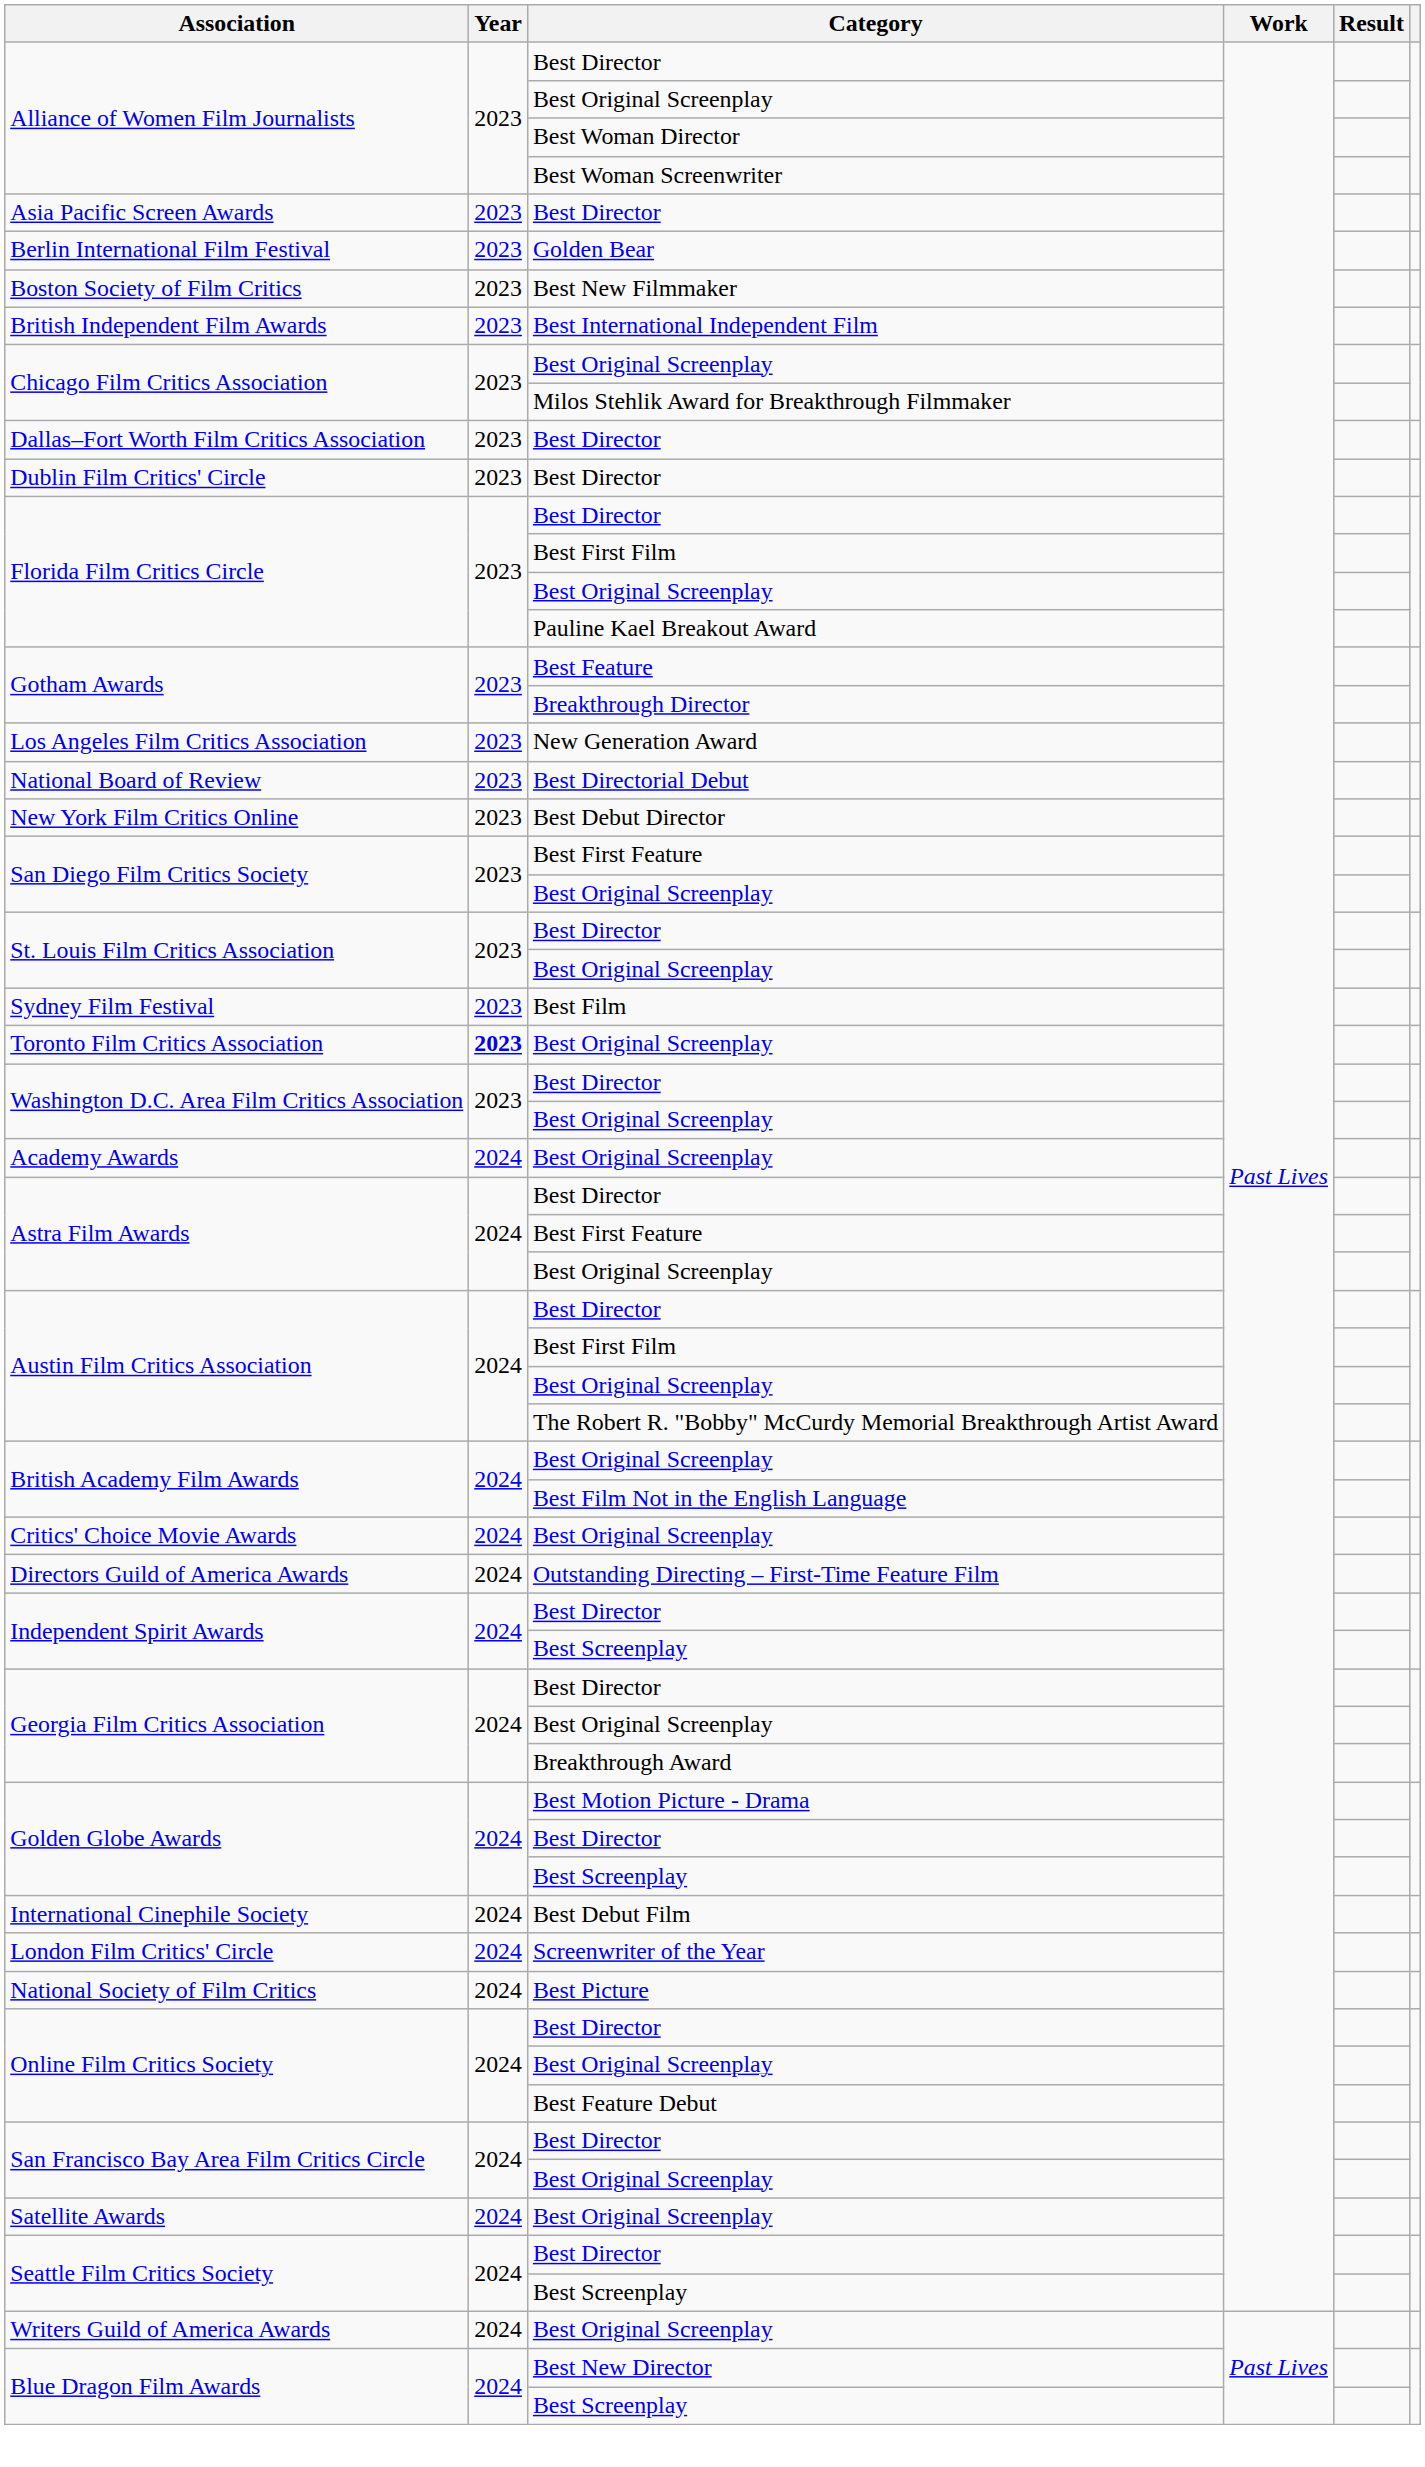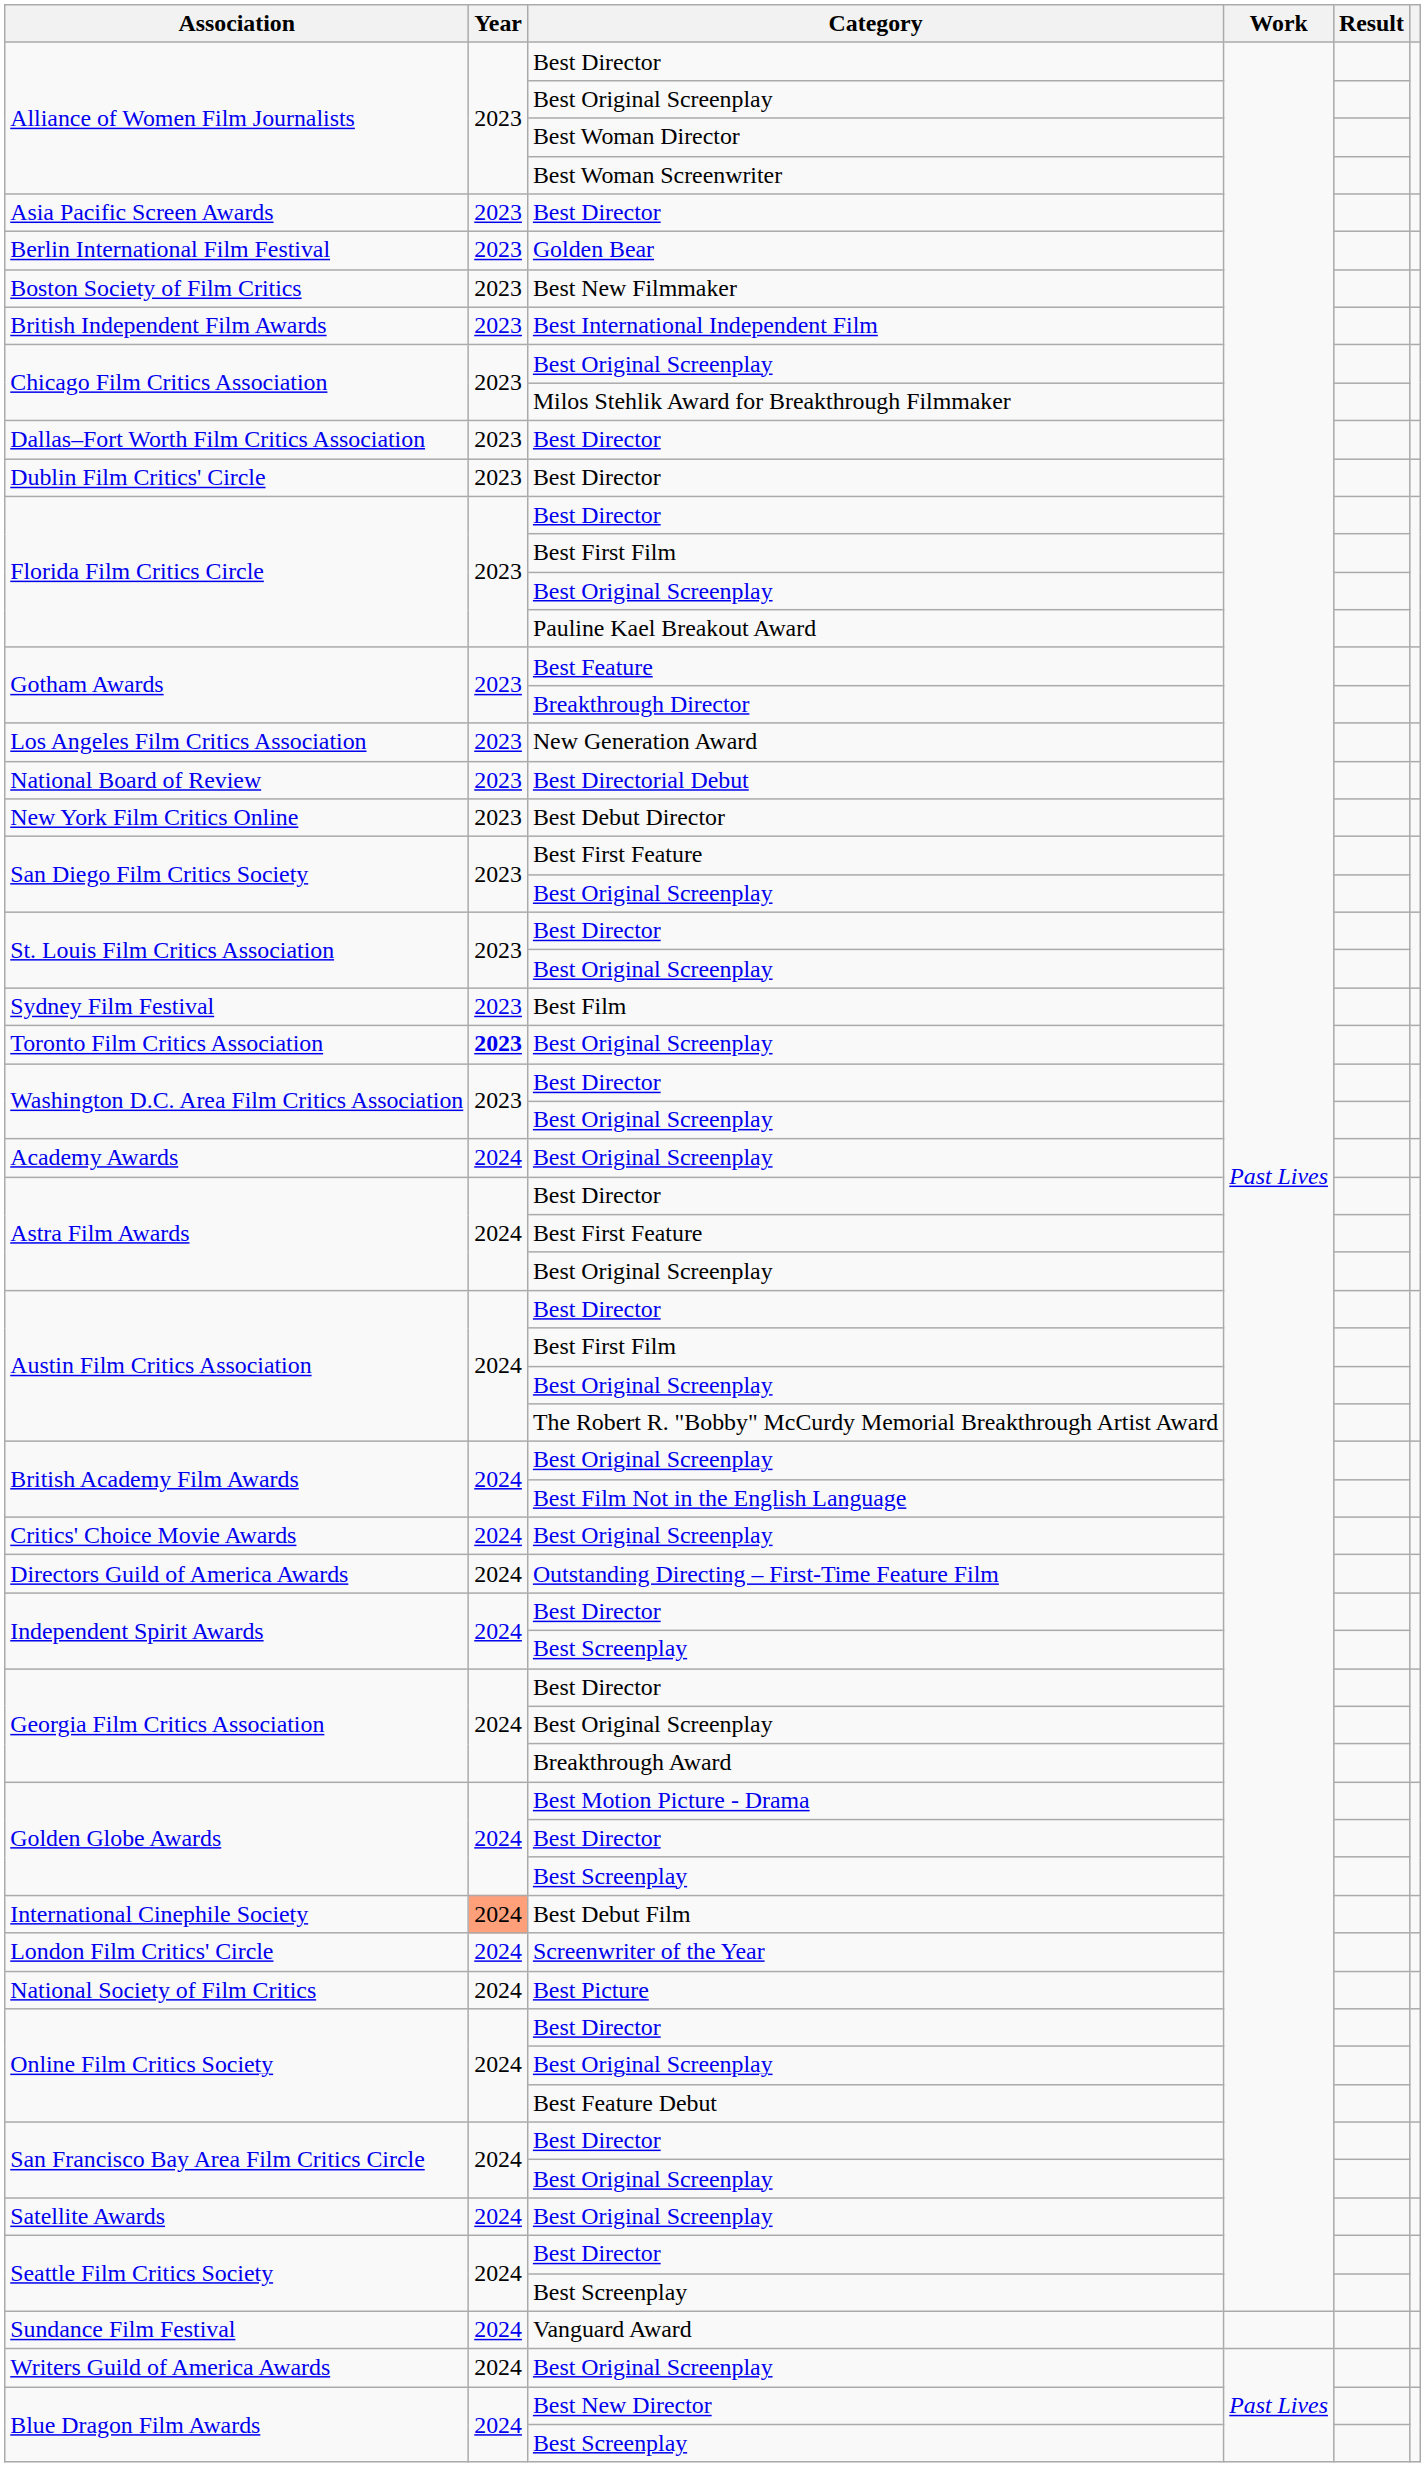(498, 1913) no background -> (498, 1913) lightsalmon background
+ row: (123, 2329)
